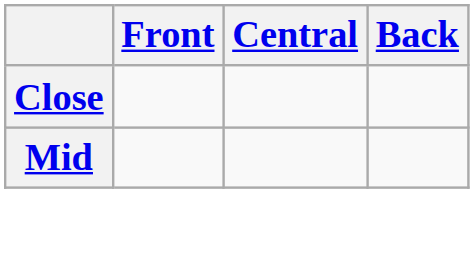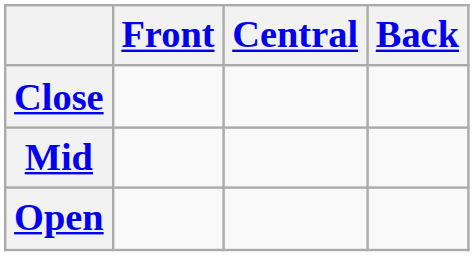+ row: (59, 217)
